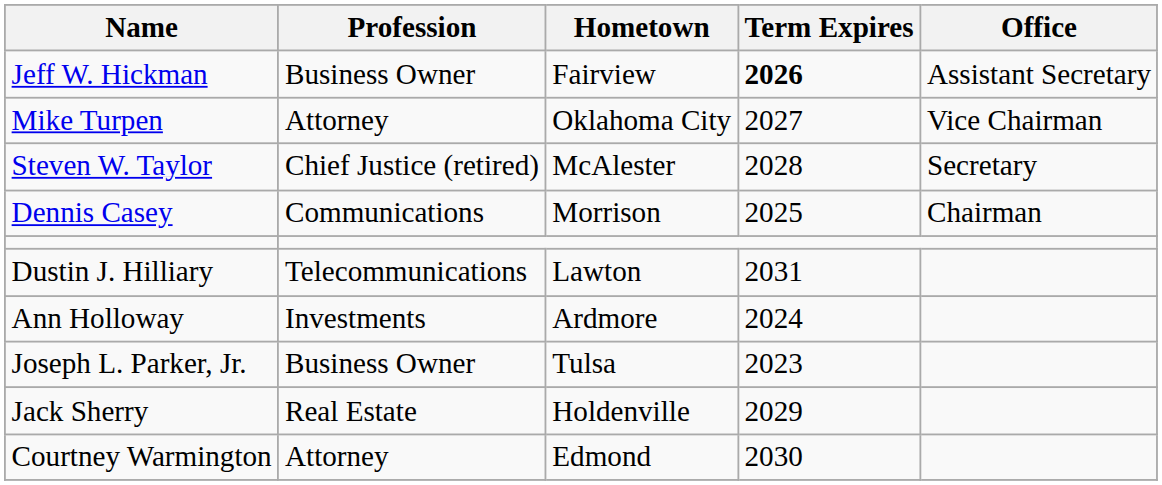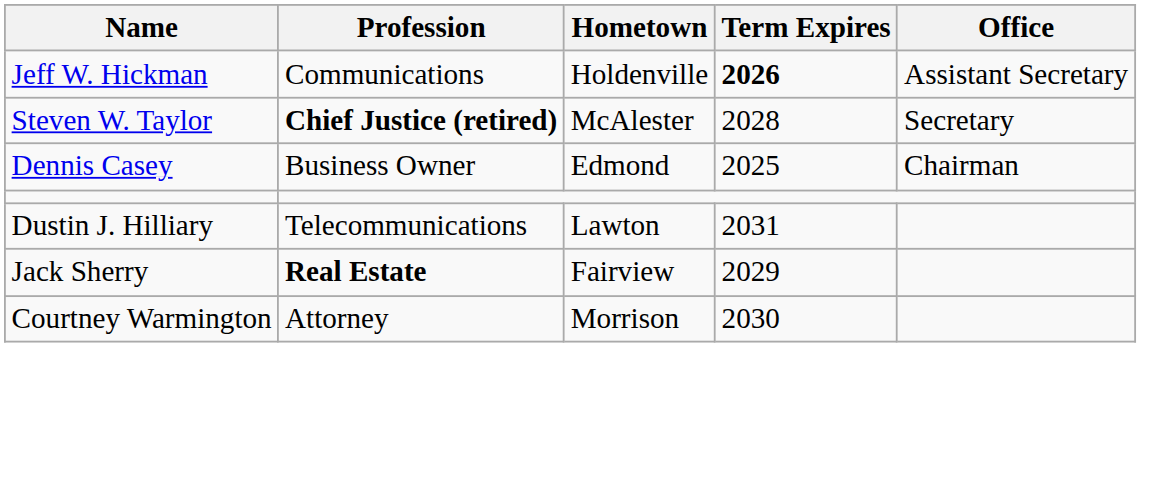(380, 73) Business Owner -> (385, 73) Communications
(604, 73) Fairview -> (639, 73) Holdenville
- row: (87, 119)
(412, 166) normal -> (421, 119) bold
(385, 212) Communications -> (380, 166) Business Owner
(607, 212) Morrison -> (620, 166) Edmond
- row: (98, 318)
- row: (129, 364)
(351, 410) normal -> (356, 271) bold
(621, 410) Holdenville -> (622, 271) Fairview
(602, 456) Edmond -> (625, 318) Morrison
